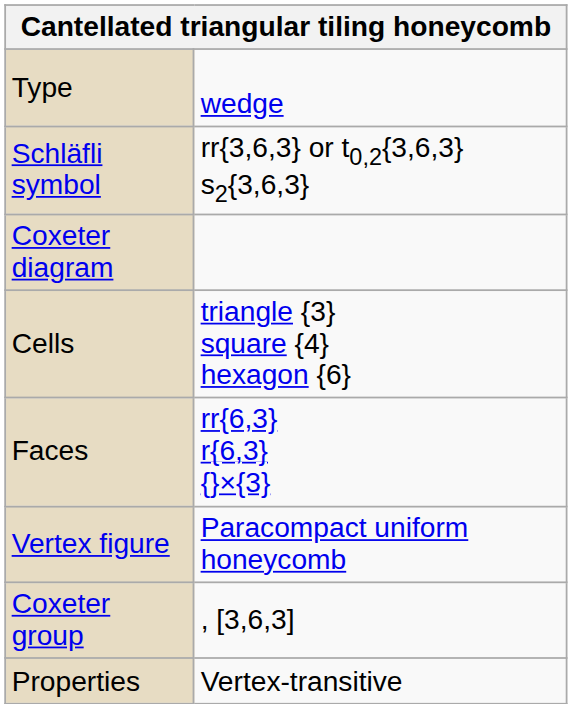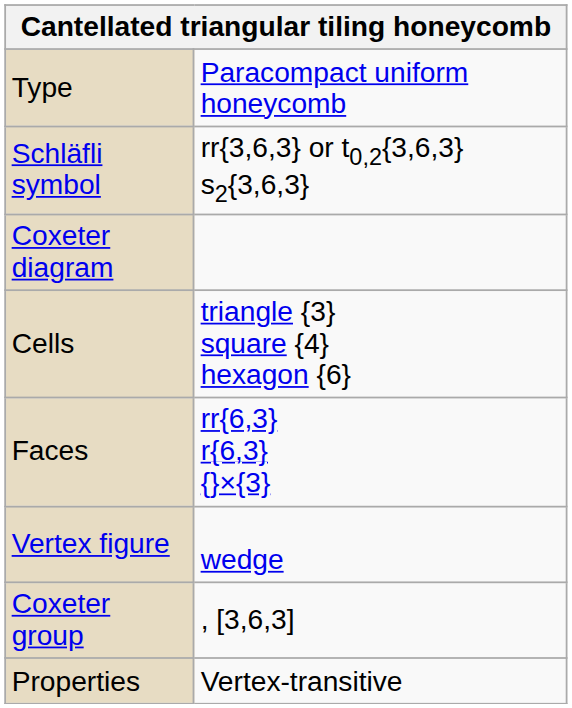(242, 103) wedge -> (334, 87) Paracompact uniform honeycomb
(334, 543) Paracompact uniform honeycomb -> (242, 559) wedge
